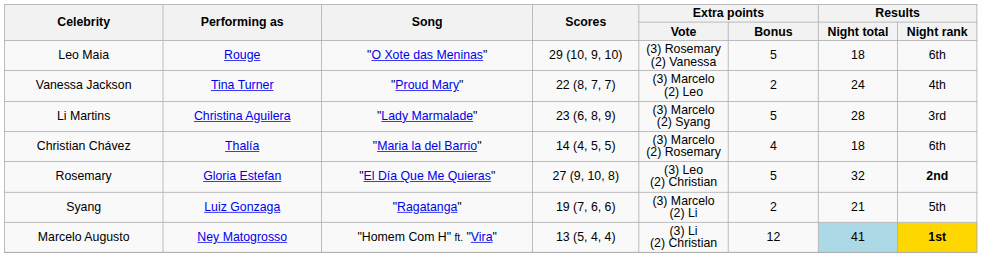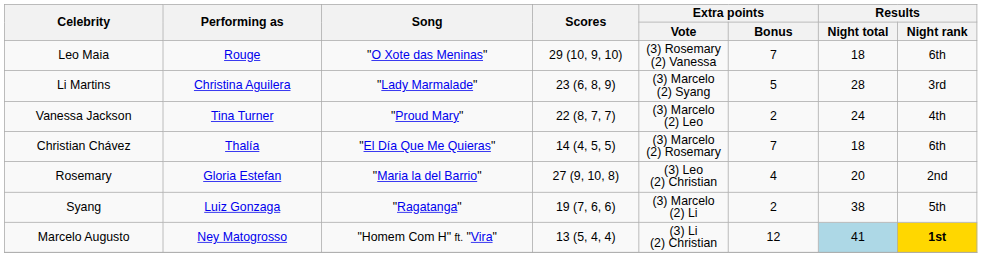(773, 55) 5 -> (773, 55) 7
rows swapped: (84, 85) <-> (84, 116)
(427, 146) "Maria la del Barrio" -> (427, 146) "El Día Que Me Quieras"
(773, 146) 4 -> (773, 146) 7
(427, 176) "El Día Que Me Quieras" -> (427, 176) "Maria la del Barrio"
(773, 176) 5 -> (773, 176) 4
(858, 176) 32 -> (858, 176) 20
(937, 176) bold -> (937, 176) normal
(858, 207) 21 -> (858, 207) 38
